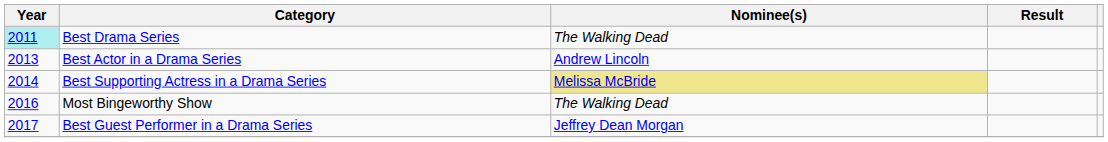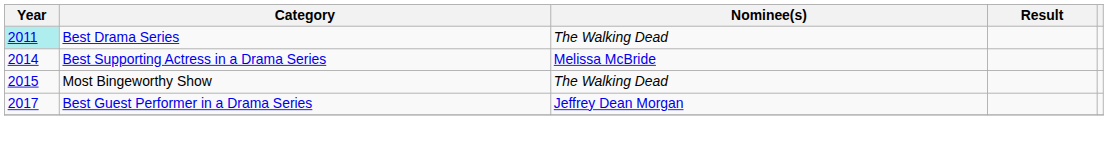- row: (152, 59)
(605, 81) khaki background -> (605, 59) no background
(23, 103) 2016 -> (23, 81) 2015
